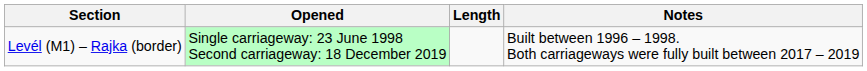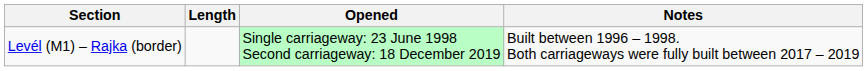columns swapped: (477, 15) <-> (317, 15)
